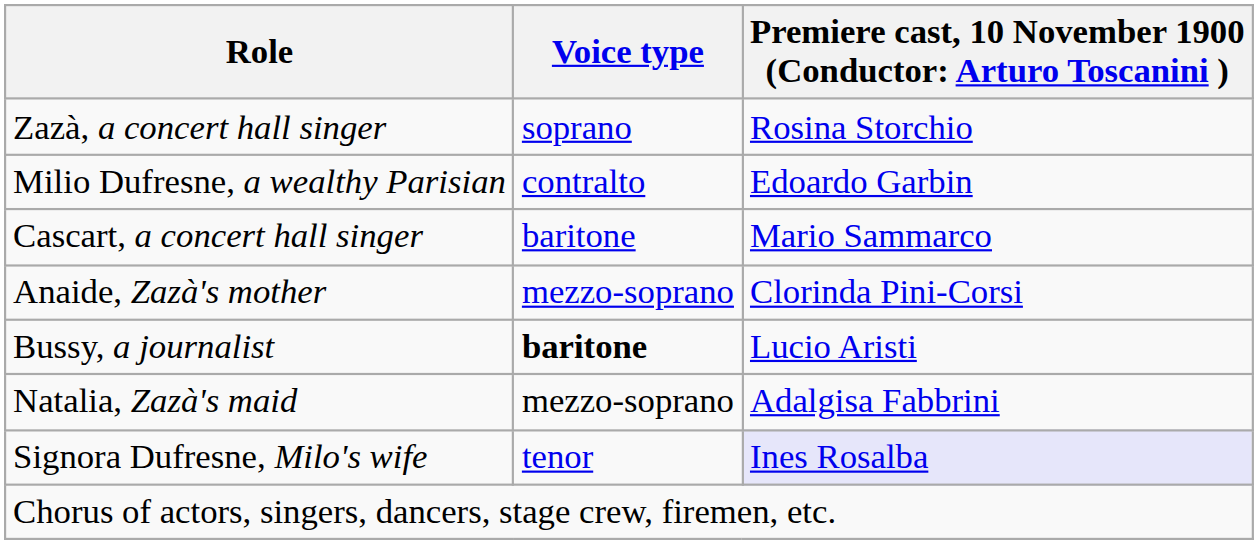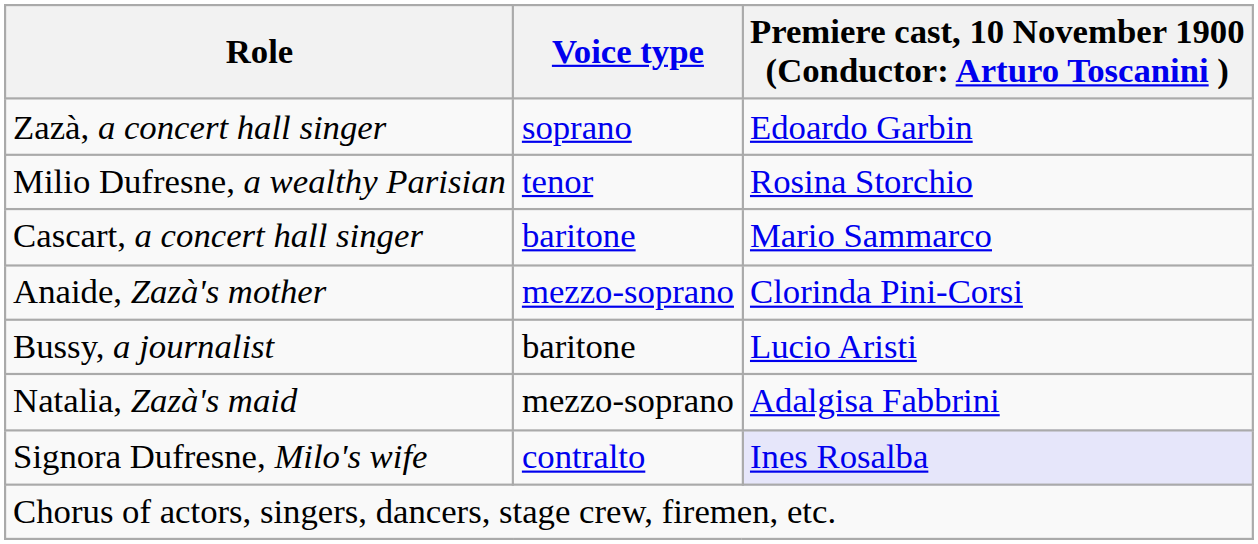(861, 126) Rosina Storchio -> (861, 126) Edoardo Garbin
(584, 181) contralto -> (558, 181) tenor
(861, 181) Edoardo Garbin -> (861, 181) Rosina Storchio
(585, 346) bold -> (579, 346) normal
(558, 456) tenor -> (584, 456) contralto
